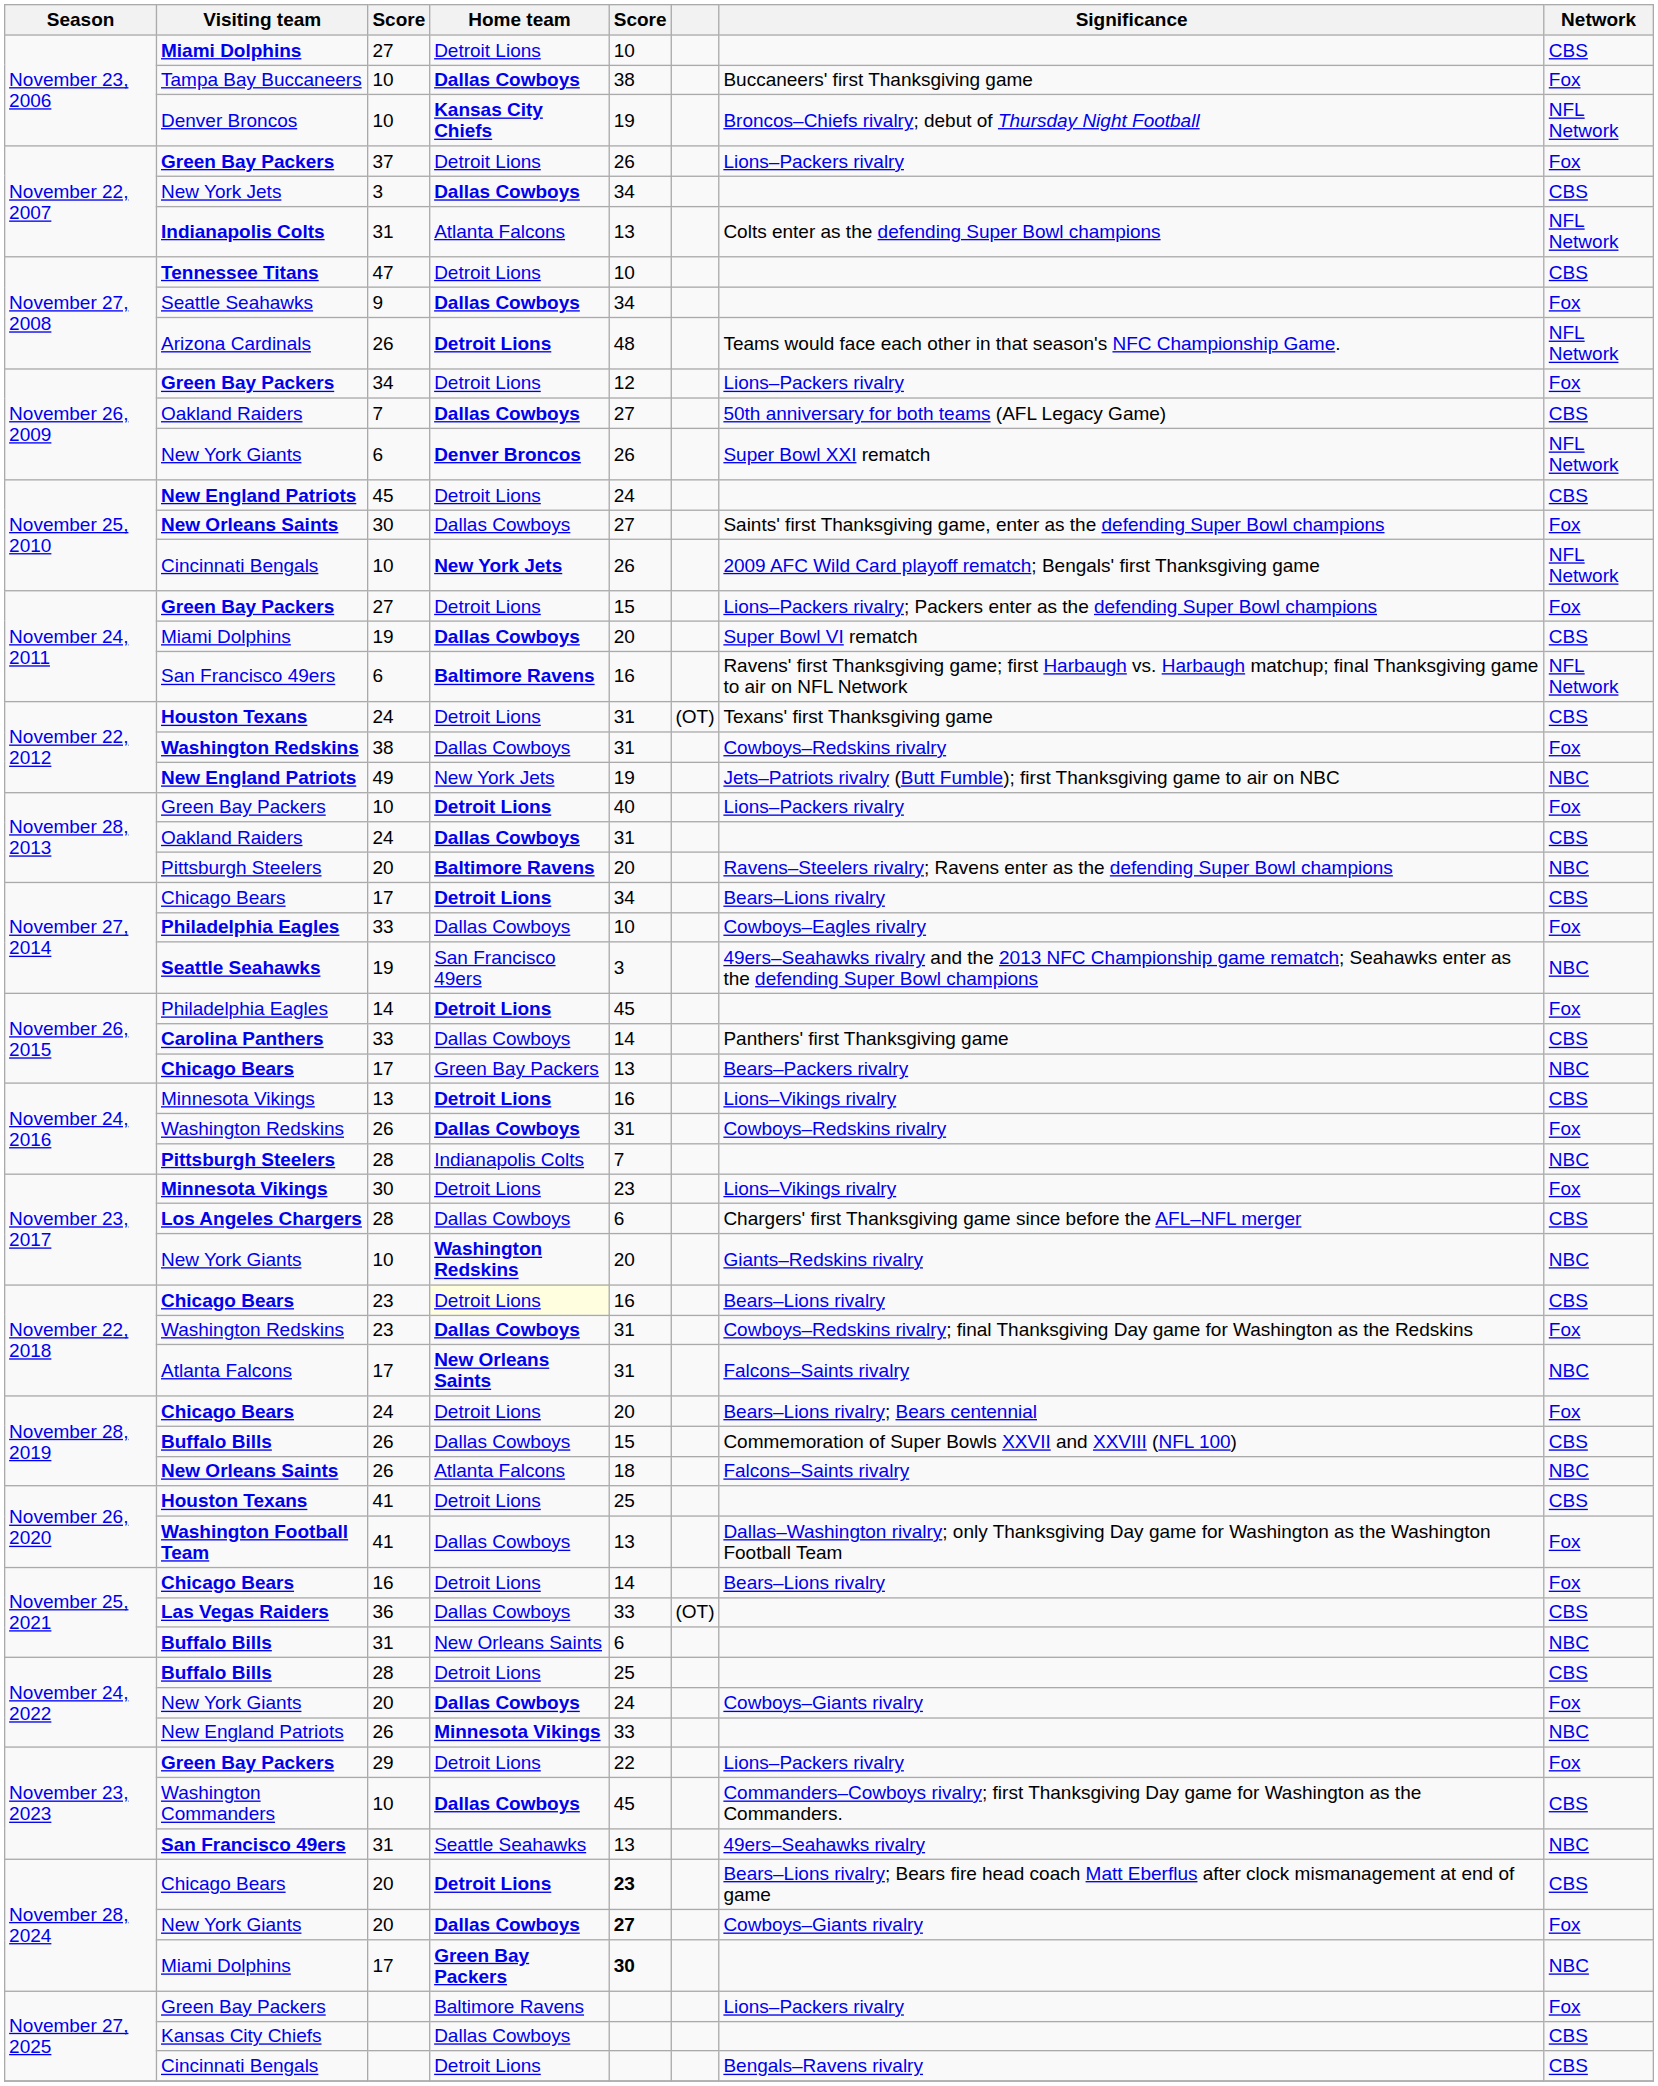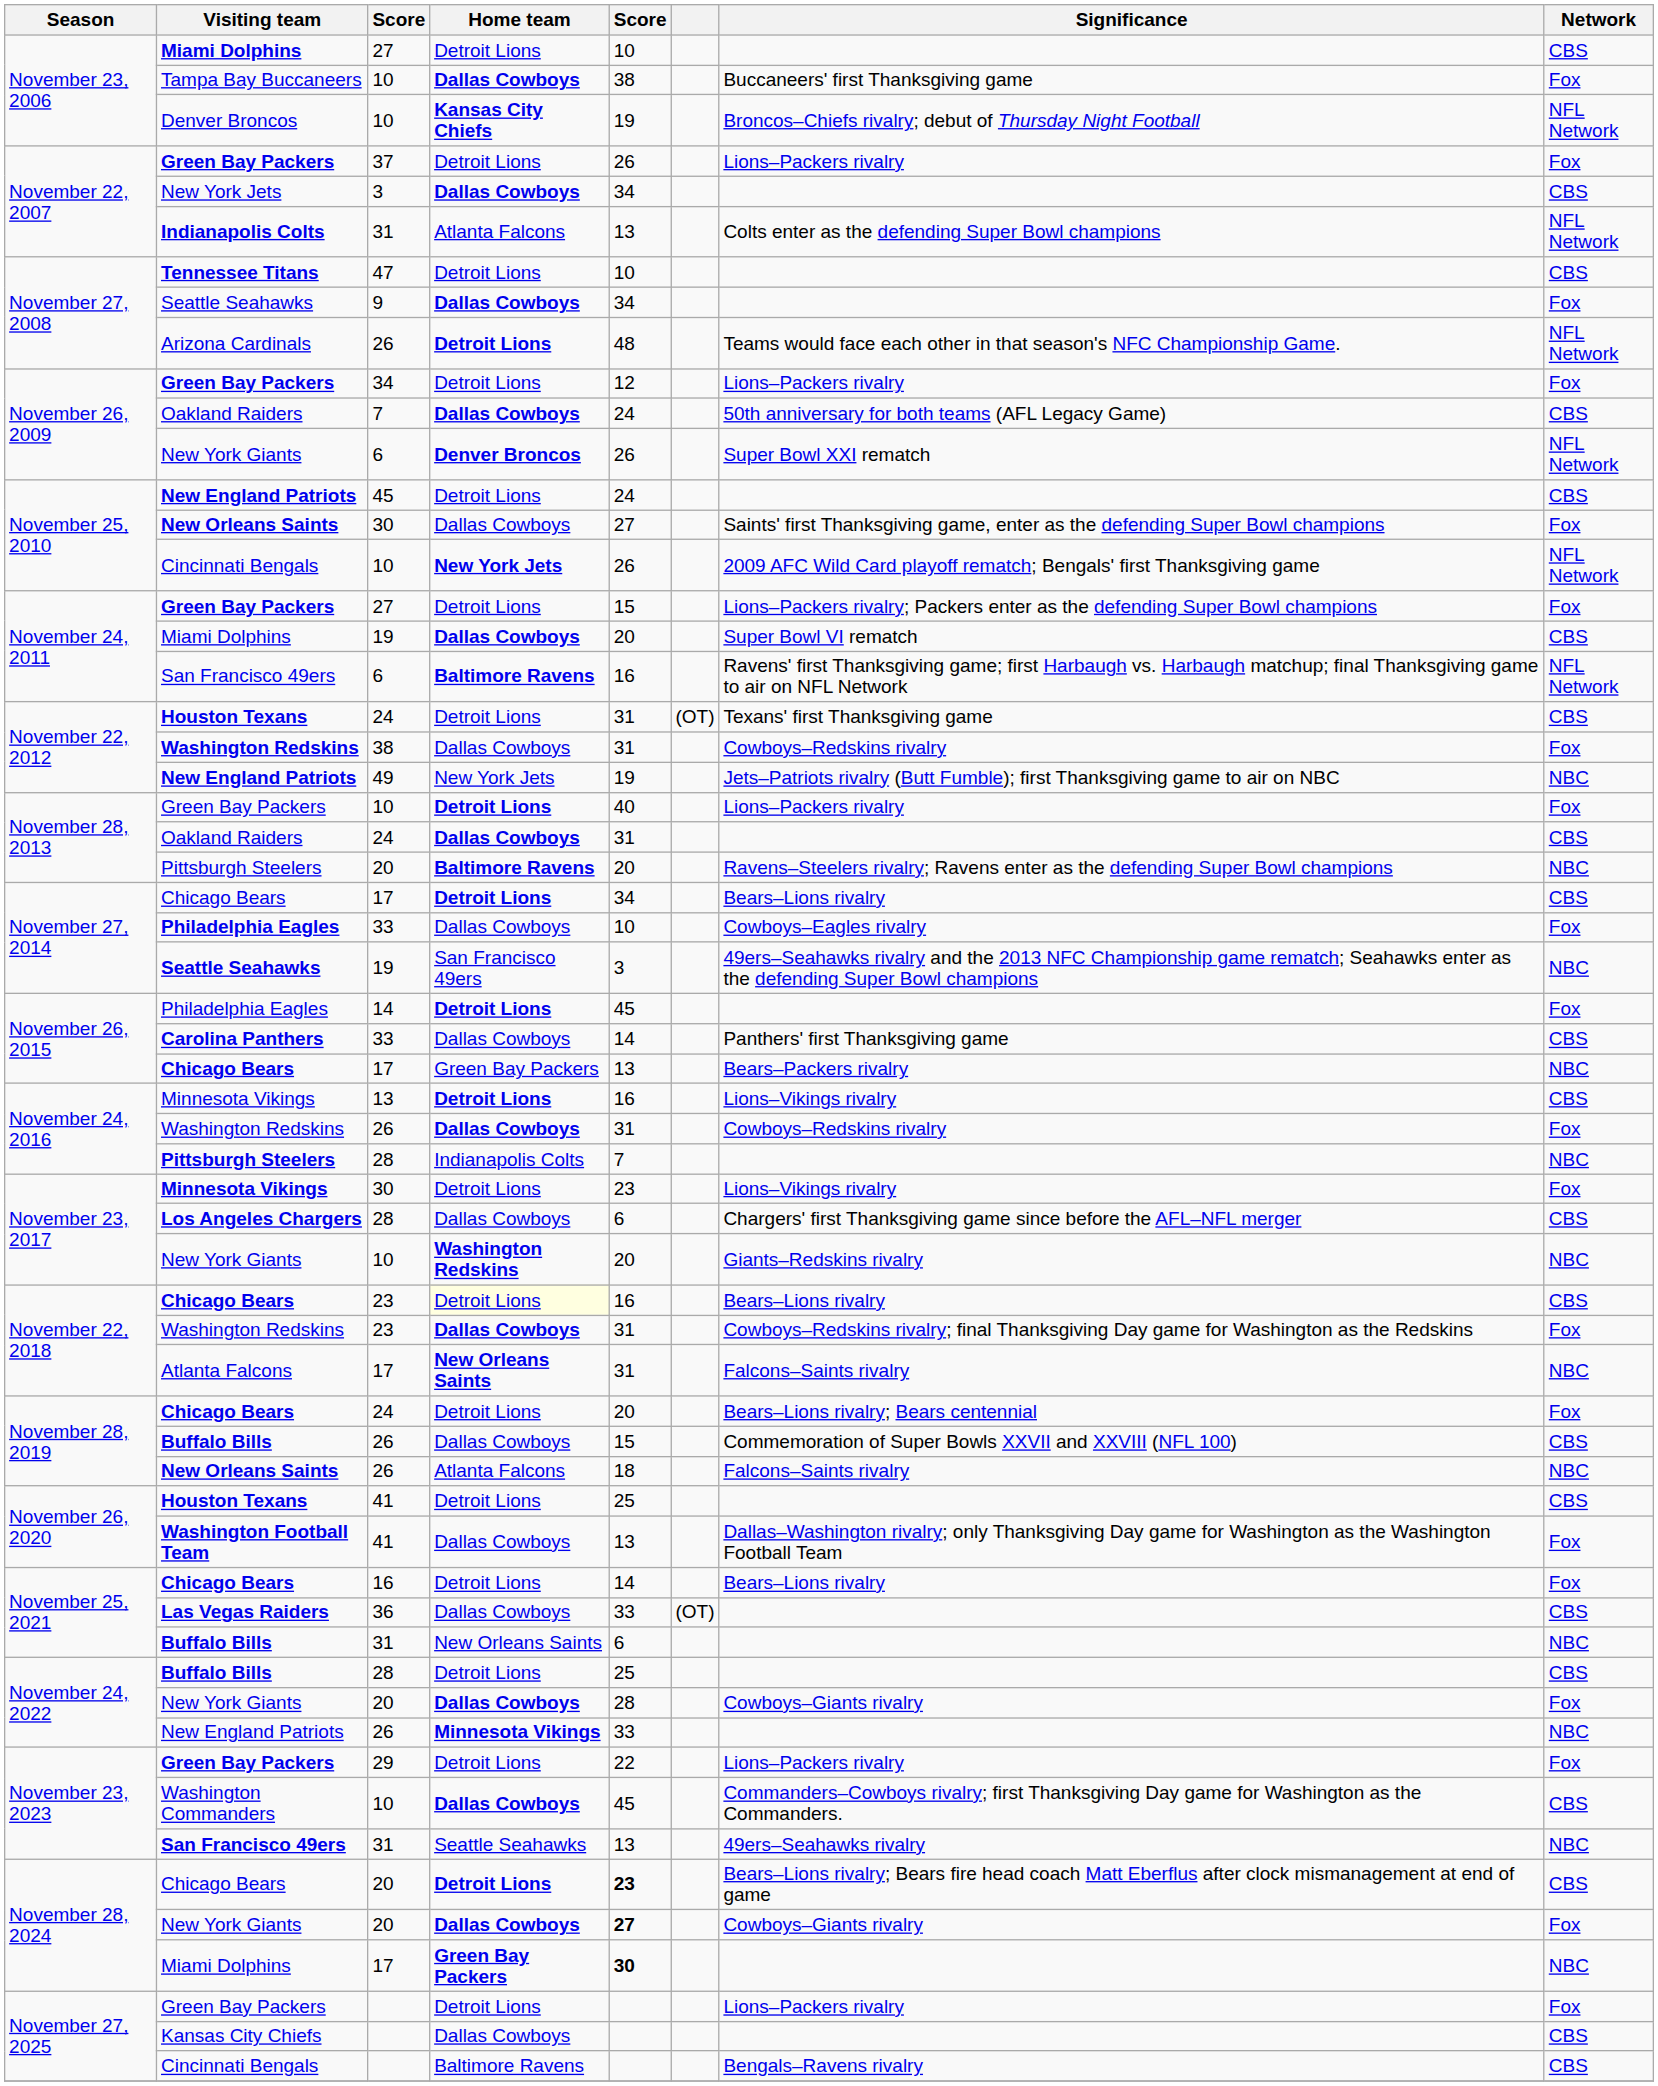(624, 414) 27 -> (624, 414) 24
(624, 1703) 24 -> (624, 1703) 28
(509, 2006) Baltimore Ravens -> (487, 2006) Detroit Lions
(487, 2066) Detroit Lions -> (509, 2066) Baltimore Ravens
